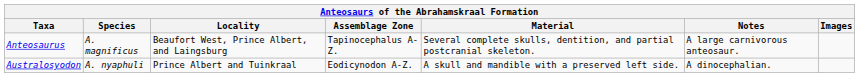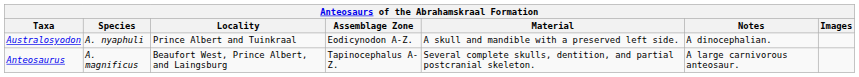rows swapped: (36, 45) <-> (44, 65)
